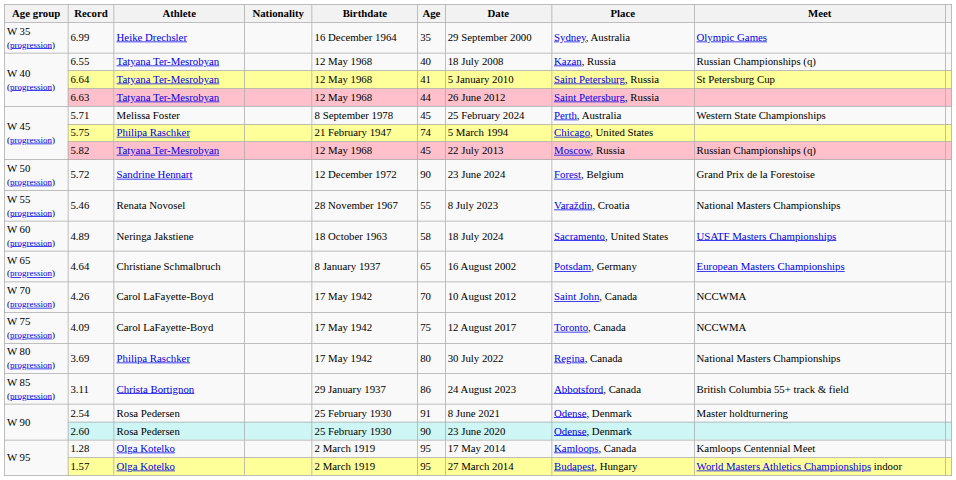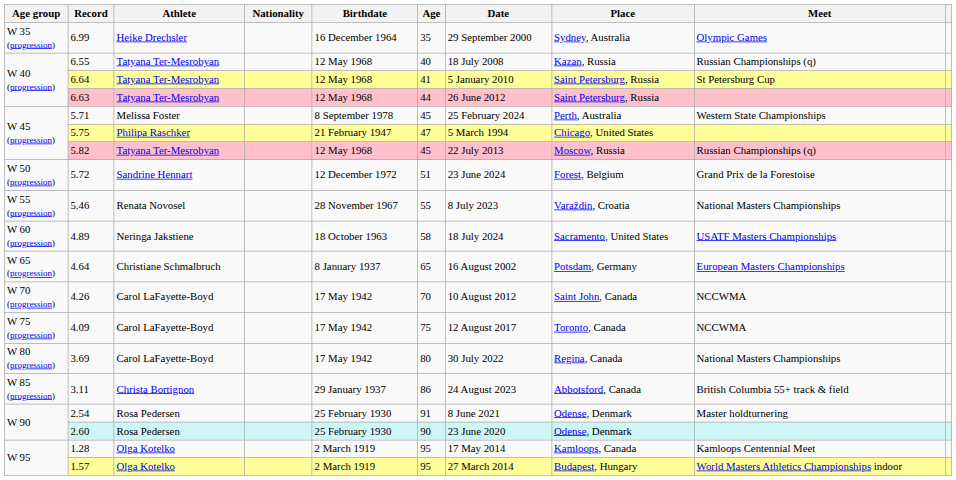(426, 133) 74 -> (426, 133) 47
(426, 175) 90 -> (426, 175) 51
(153, 358) Philipa Raschker -> (165, 358) Carol LaFayette-Boyd
